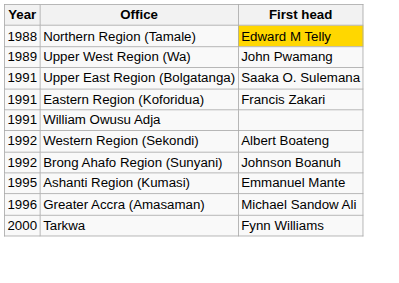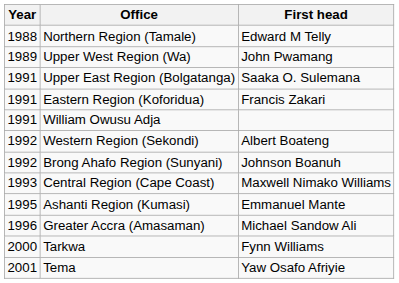(286, 36) gold background -> (286, 36) no background
+ row: (129, 183)
+ row: (59, 267)
